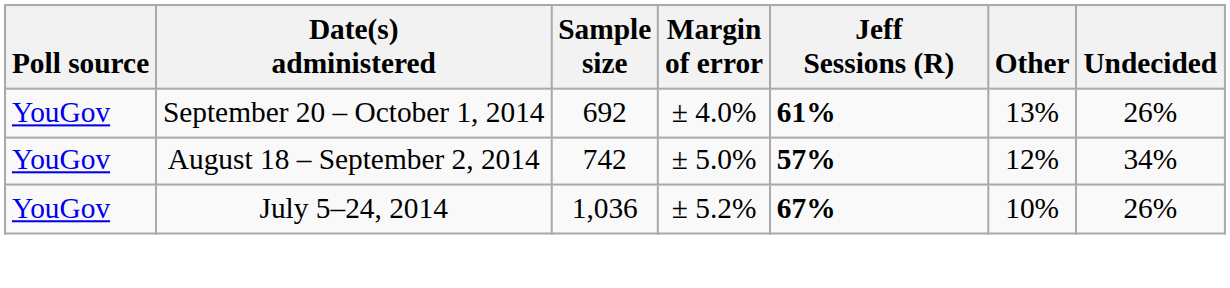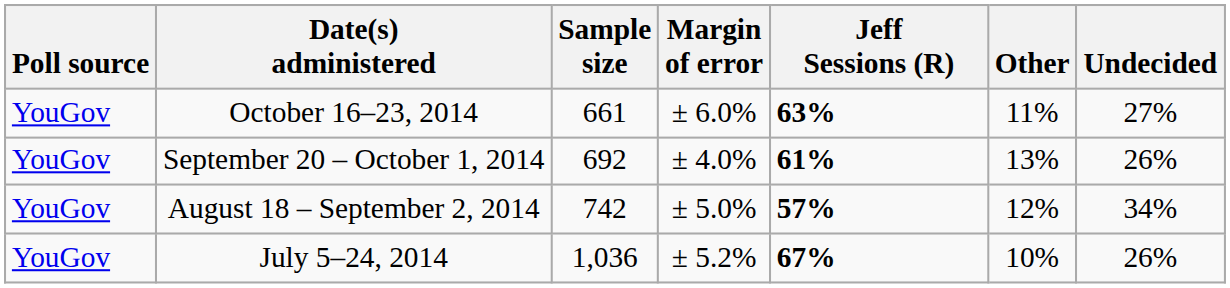+ row: (354, 112)
